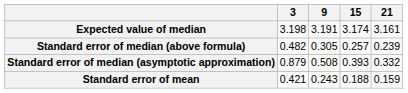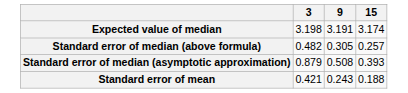- column: (387, 12)
